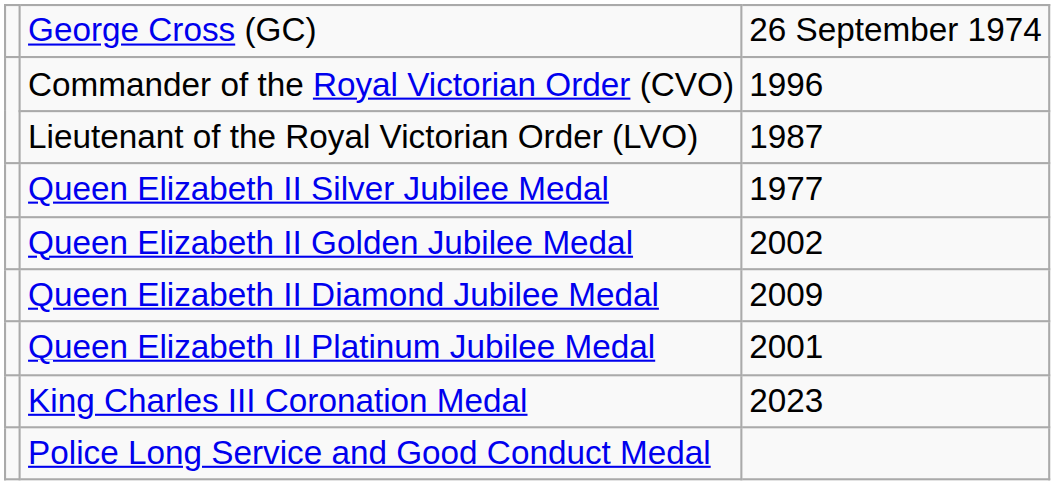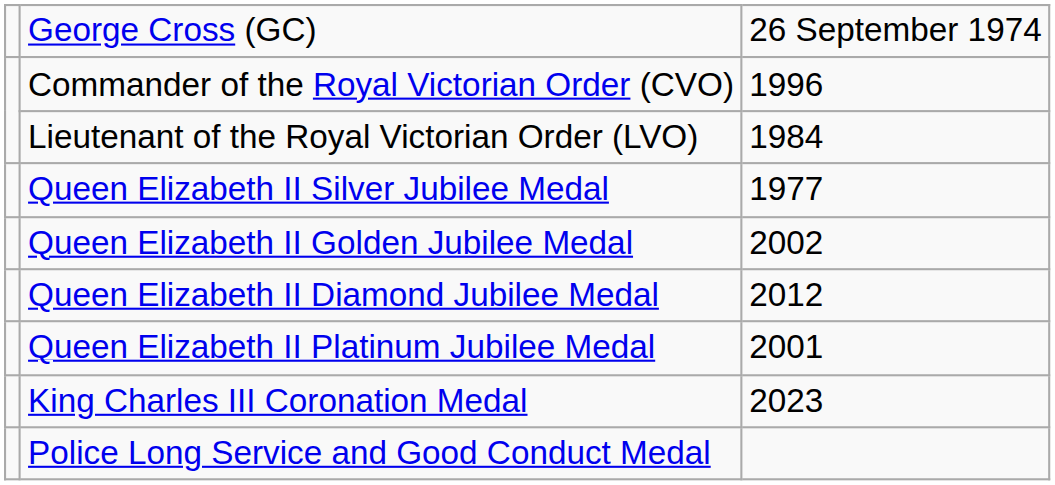(786, 136) 1987 -> (786, 136) 1984
(786, 294) 2009 -> (786, 294) 2012
